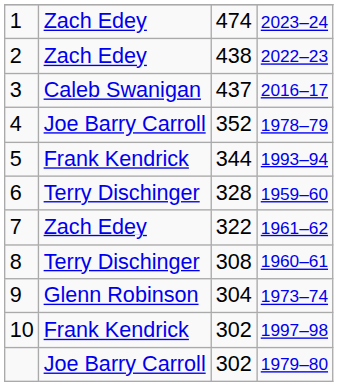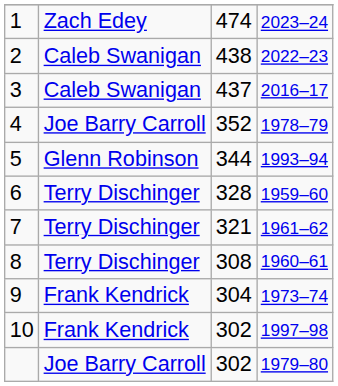(95, 55) Zach Edey -> (122, 55) Caleb Swanigan
(116, 158) Frank Kendrick -> (121, 158) Glenn Robinson
(95, 227) Zach Edey -> (122, 227) Terry Dischinger
(234, 227) 322 -> (234, 227) 321
(121, 295) Glenn Robinson -> (116, 295) Frank Kendrick
